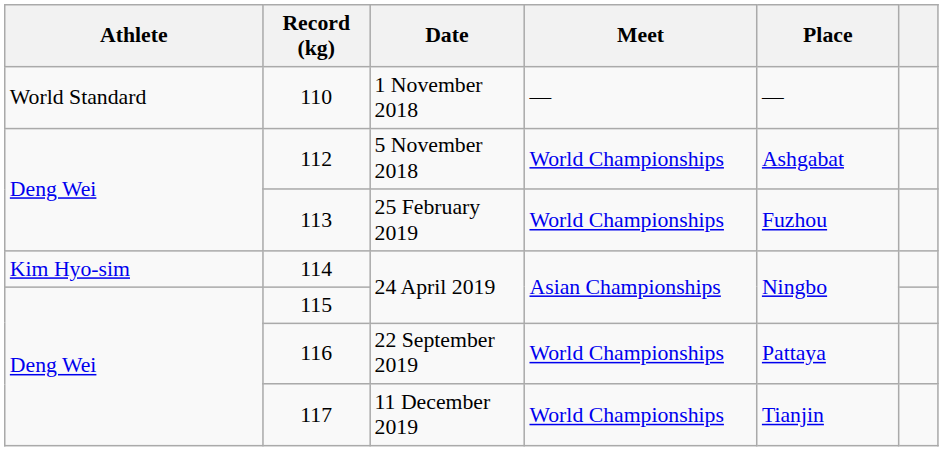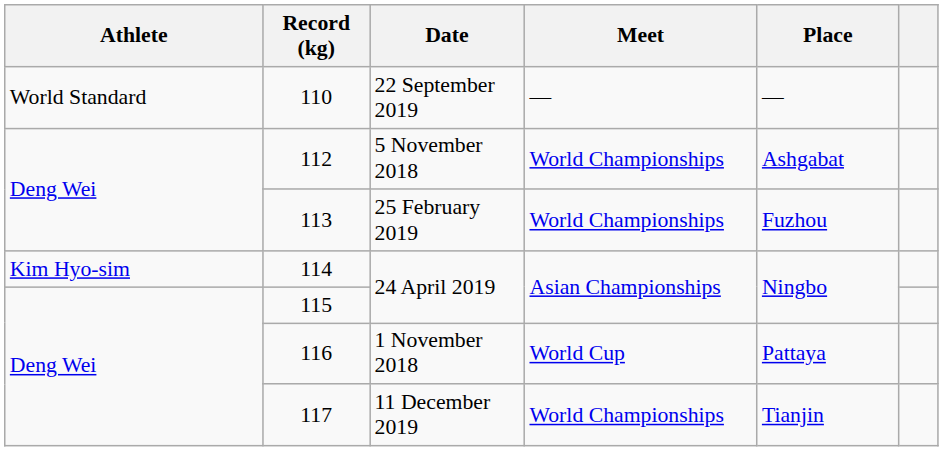(429, 97) 1 November 2018 -> (435, 97) 22 September 2019
(435, 353) 22 September 2019 -> (429, 353) 1 November 2018
(627, 353) World Championships -> (577, 353) World Cup
